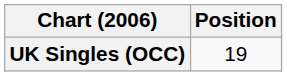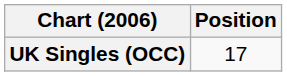(236, 53) 19 -> (236, 53) 17
